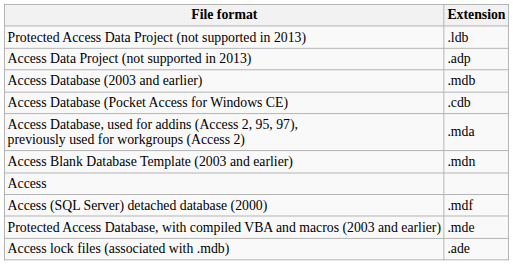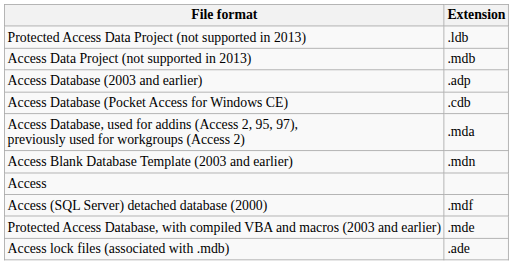(459, 59) .adp -> (461, 59) .mdb
(461, 80) .mdb -> (459, 80) .adp
